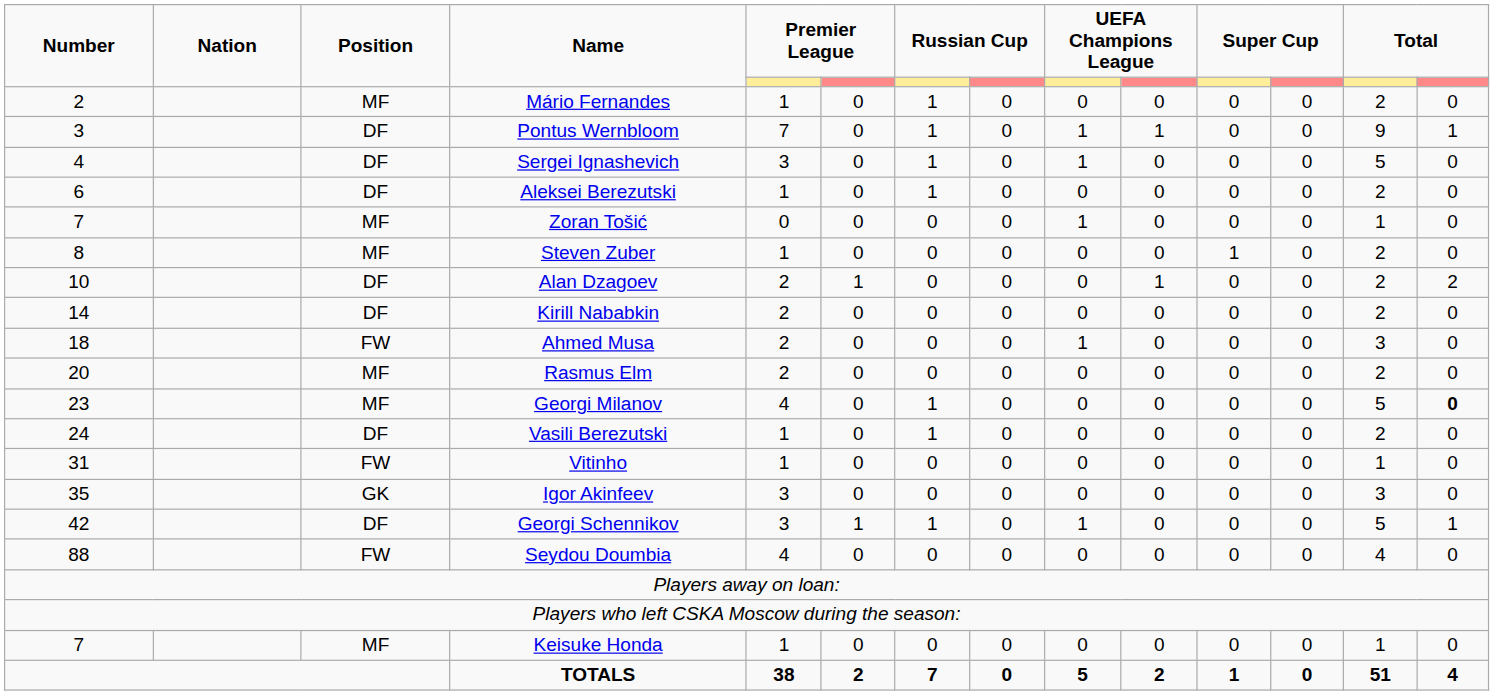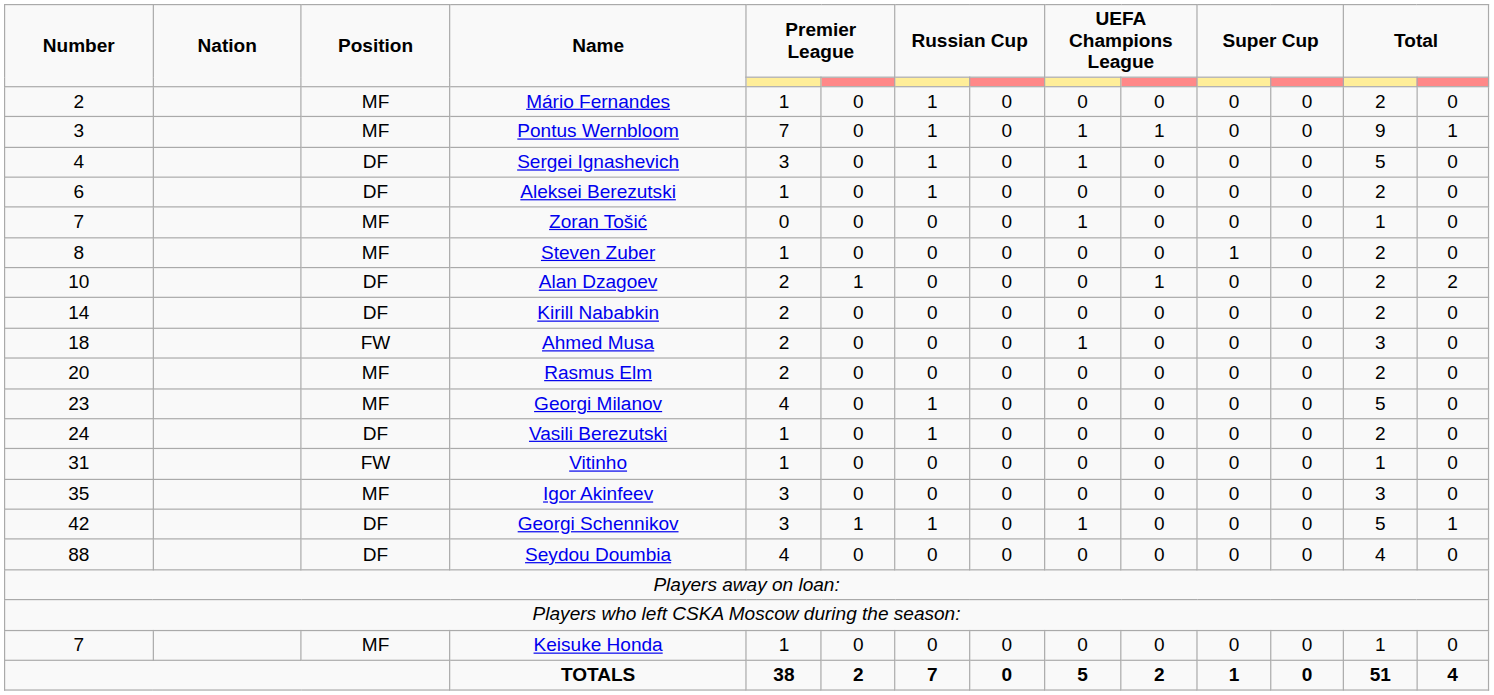(376, 131) DF -> (376, 131) MF
(1453, 403) bold -> (1453, 403) normal
(376, 493) GK -> (376, 493) MF
(376, 554) FW -> (376, 554) DF
